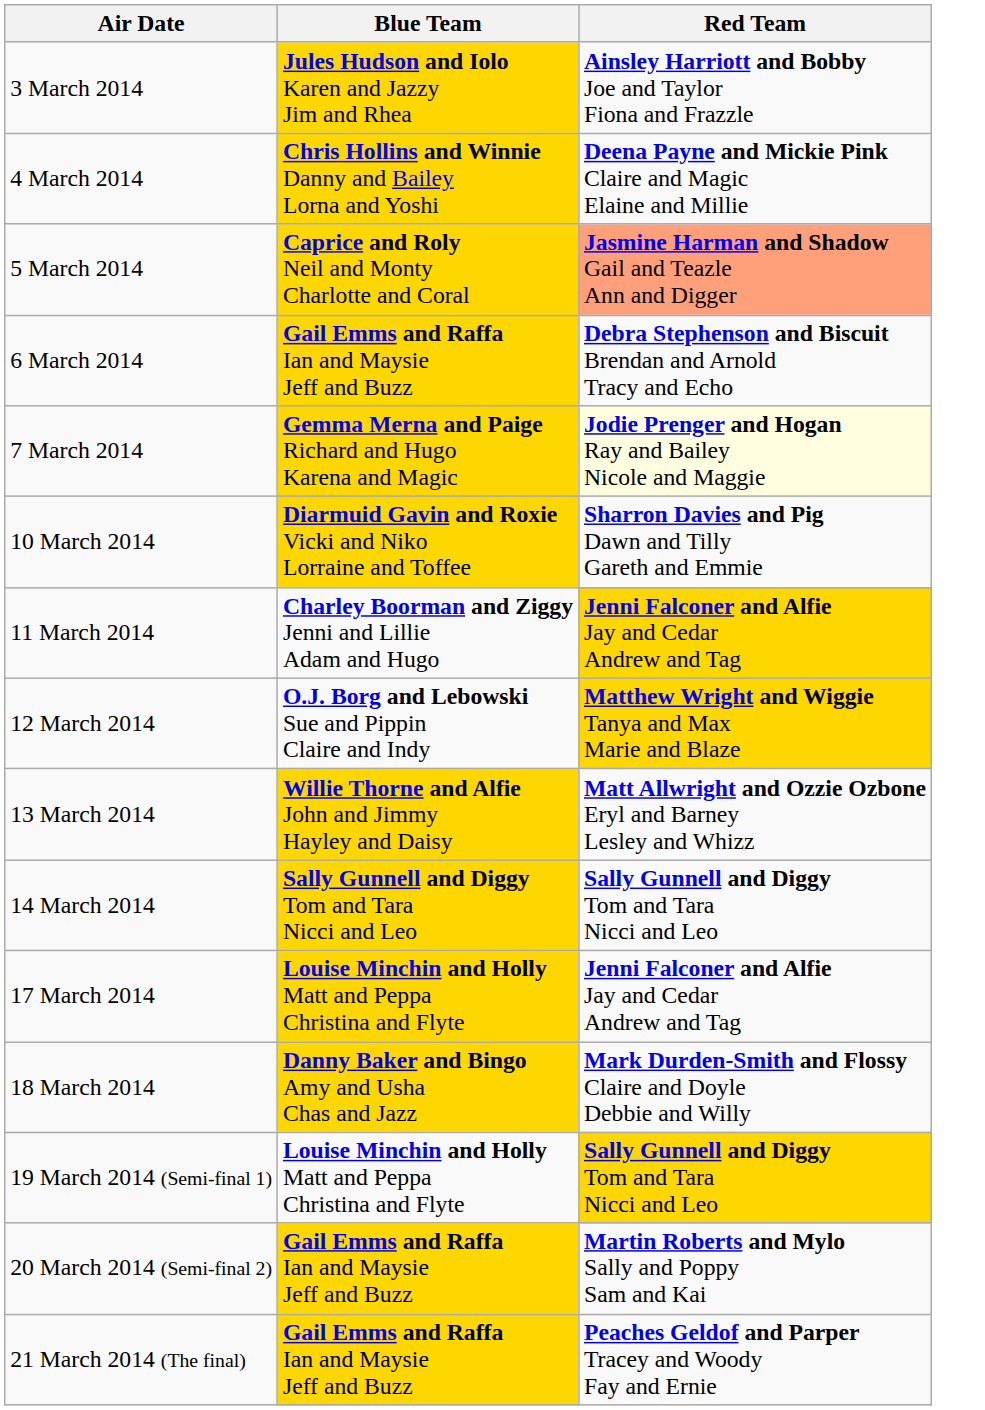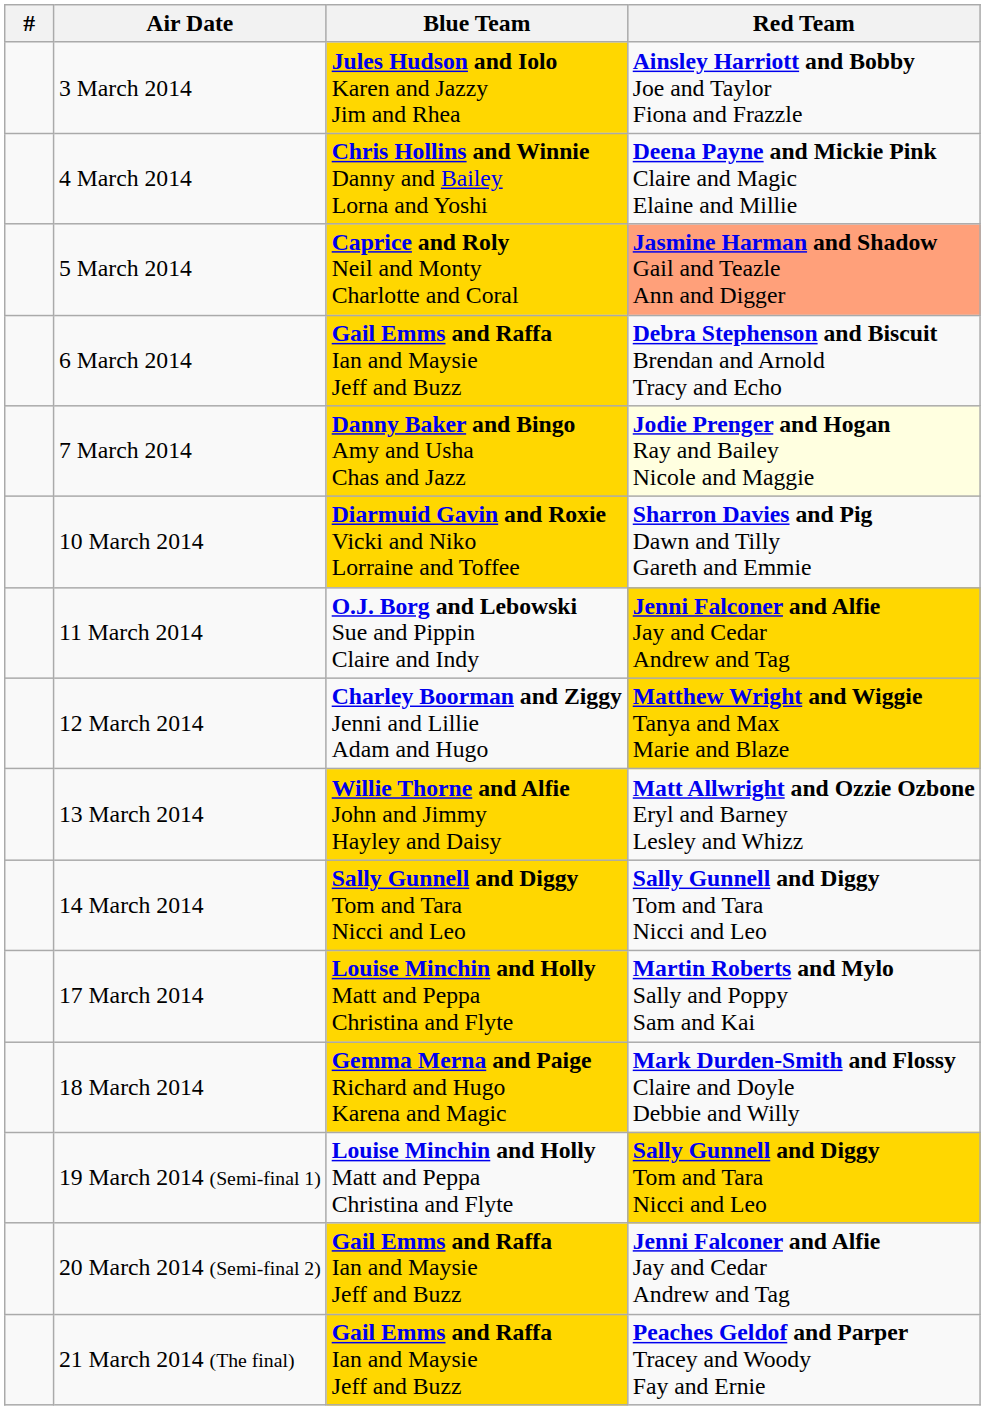+ column: (29, 23)
(413, 450) Gemma Merna and Paige Richard and Hugo Karena and Magic -> (454, 450) Danny Baker and Bingo Amy and Usha Chas and Jazz
(428, 632) Charley Boorman and Ziggy Jenni and Lillie Adam and Hugo -> (454, 632) O.J. Borg and Lebowski Sue and Pippin Claire and Indy
(406, 723) O.J. Borg and Lebowski Sue and Pippin Claire and Indy -> (477, 723) Charley Boorman and Ziggy Jenni and Lillie Adam and Hugo
(708, 995) Jenni Falconer and Alfie Jay and Cedar Andrew and Tag -> (763, 995) Martin Roberts and Mylo Sally and Poppy Sam and Kai
(405, 1086) Danny Baker and Bingo Amy and Usha Chas and Jazz -> (462, 1086) Gemma Merna and Paige Richard and Hugo Karena and Magic
(715, 1268) Martin Roberts and Mylo Sally and Poppy Sam and Kai -> (757, 1268) Jenni Falconer and Alfie Jay and Cedar Andrew and Tag
